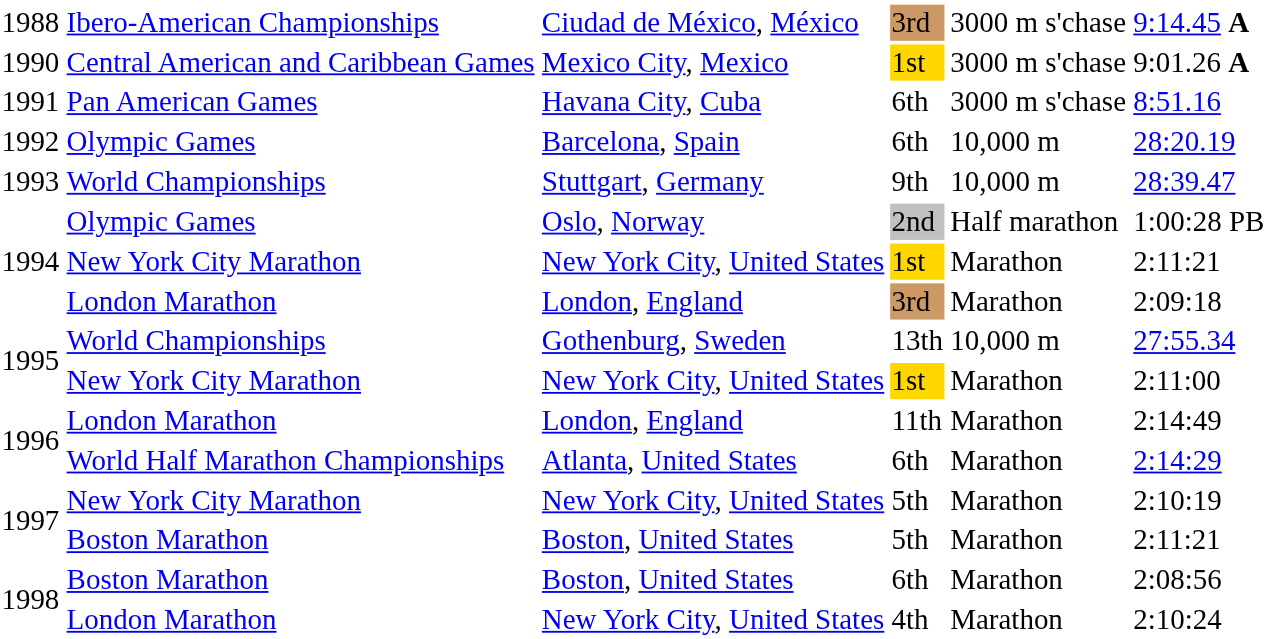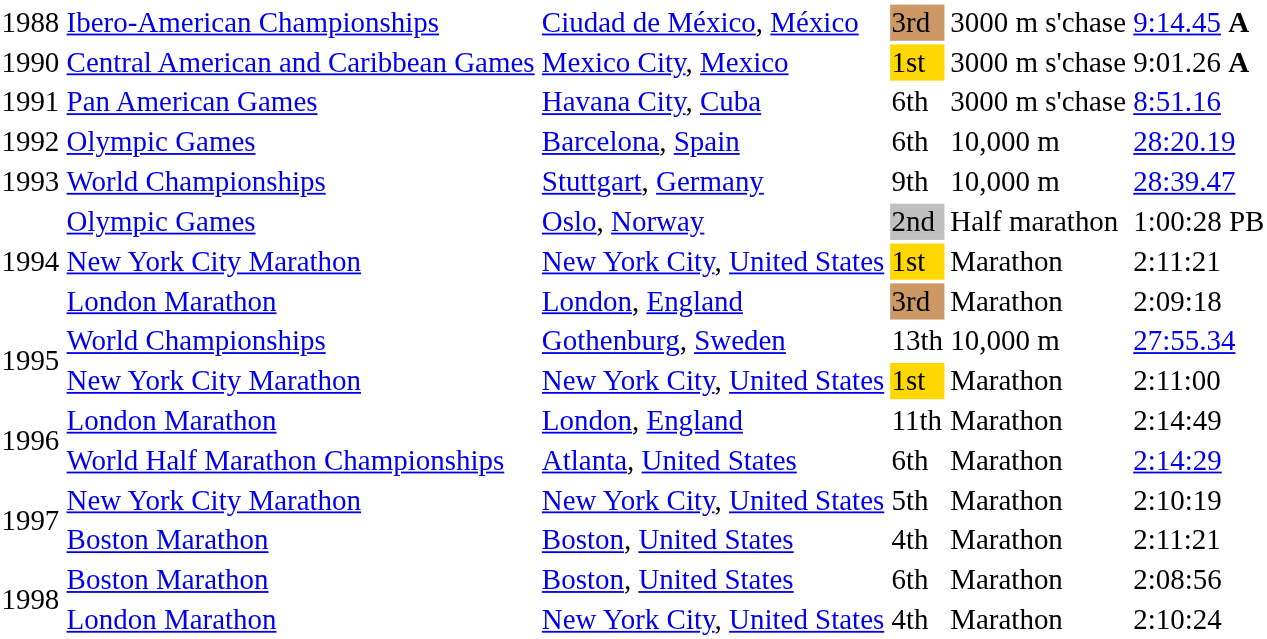(910, 539) 5th -> (910, 539) 4th
